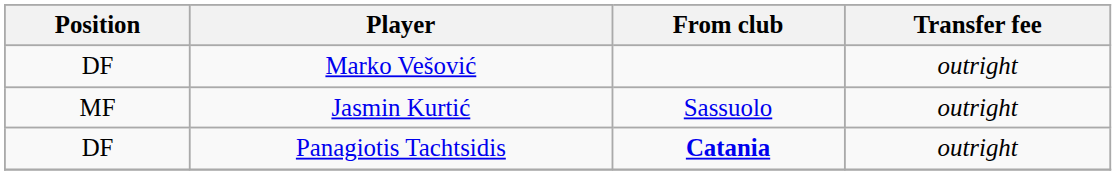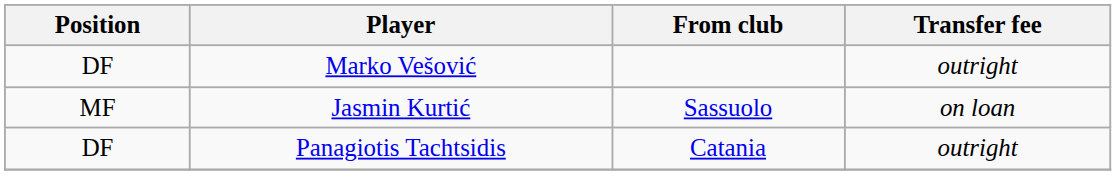(978, 106) outright -> (978, 106) on loan
(728, 147) bold -> (728, 147) normal
